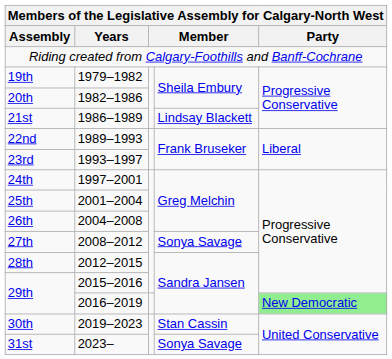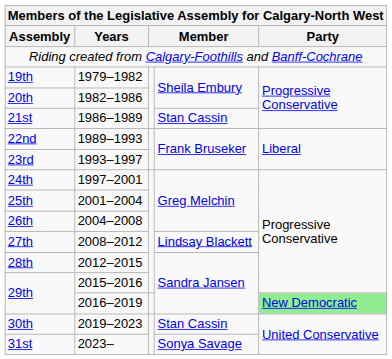(205, 118) Lindsay Blackett -> (193, 118) Stan Cassin
(200, 241) Sonya Savage -> (205, 241) Lindsay Blackett
